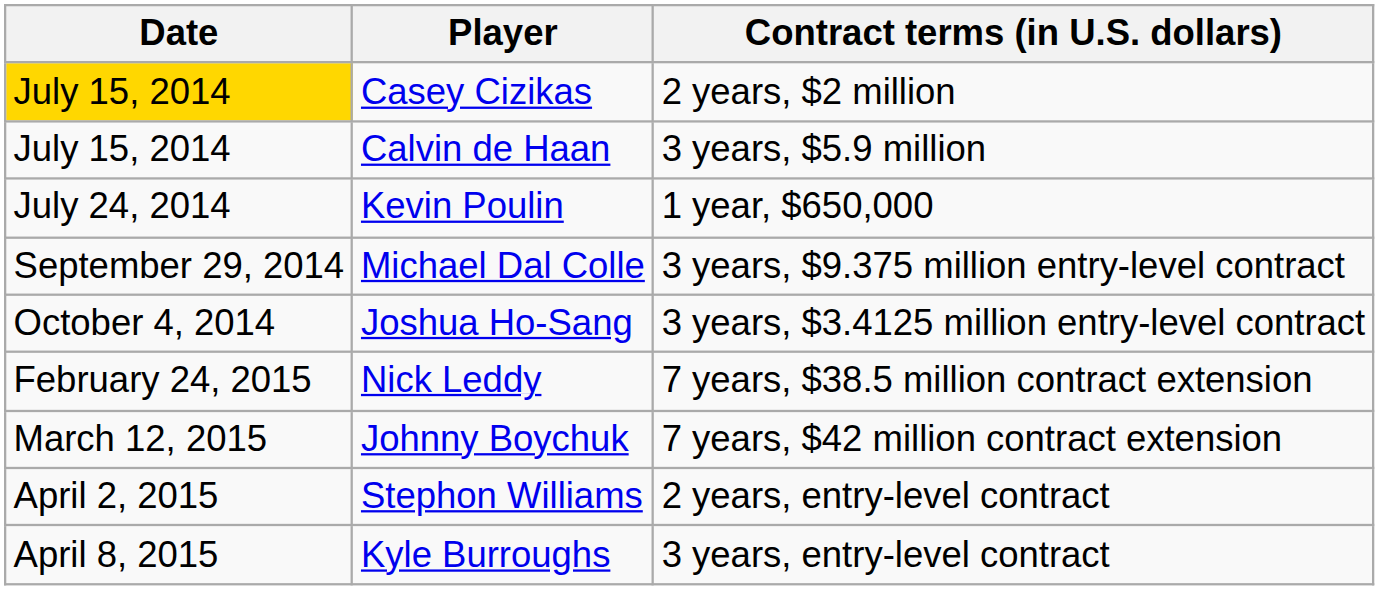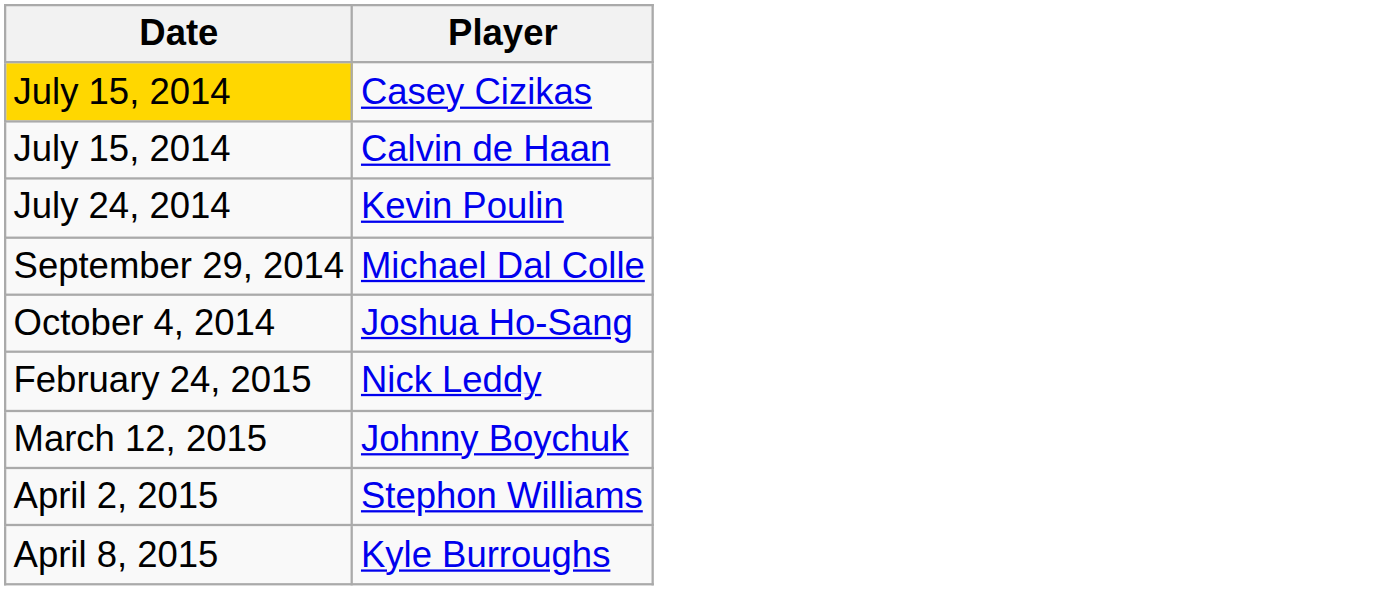- column: (1013, 33)
